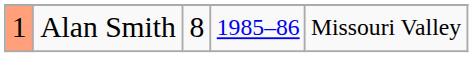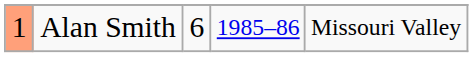(197, 27) 8 -> (197, 27) 6
